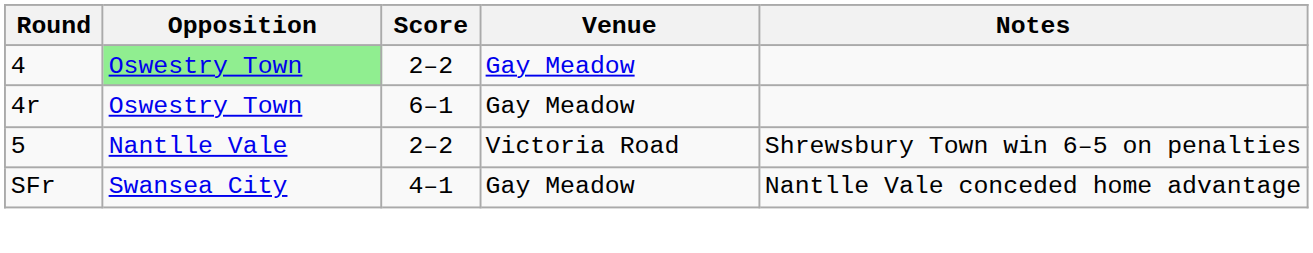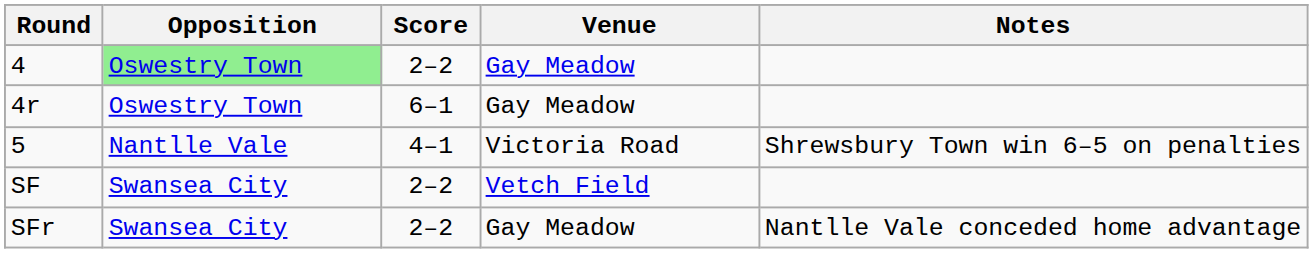(431, 147) 2–2 -> (431, 147) 4–1
+ row: (26, 187)
(431, 187) 4–1 -> (431, 228) 2–2
